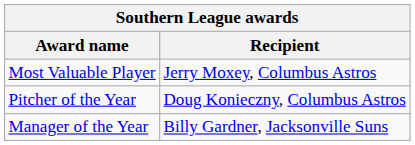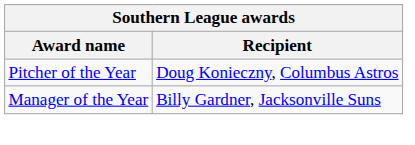- row: (82, 72)
